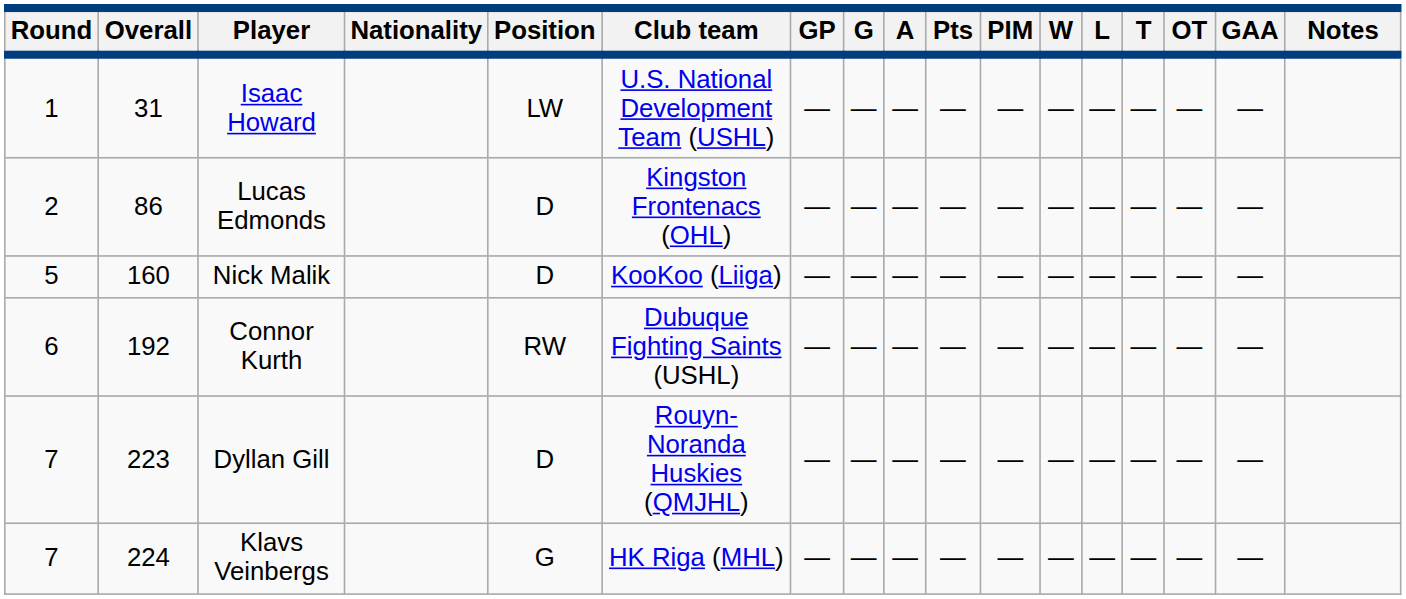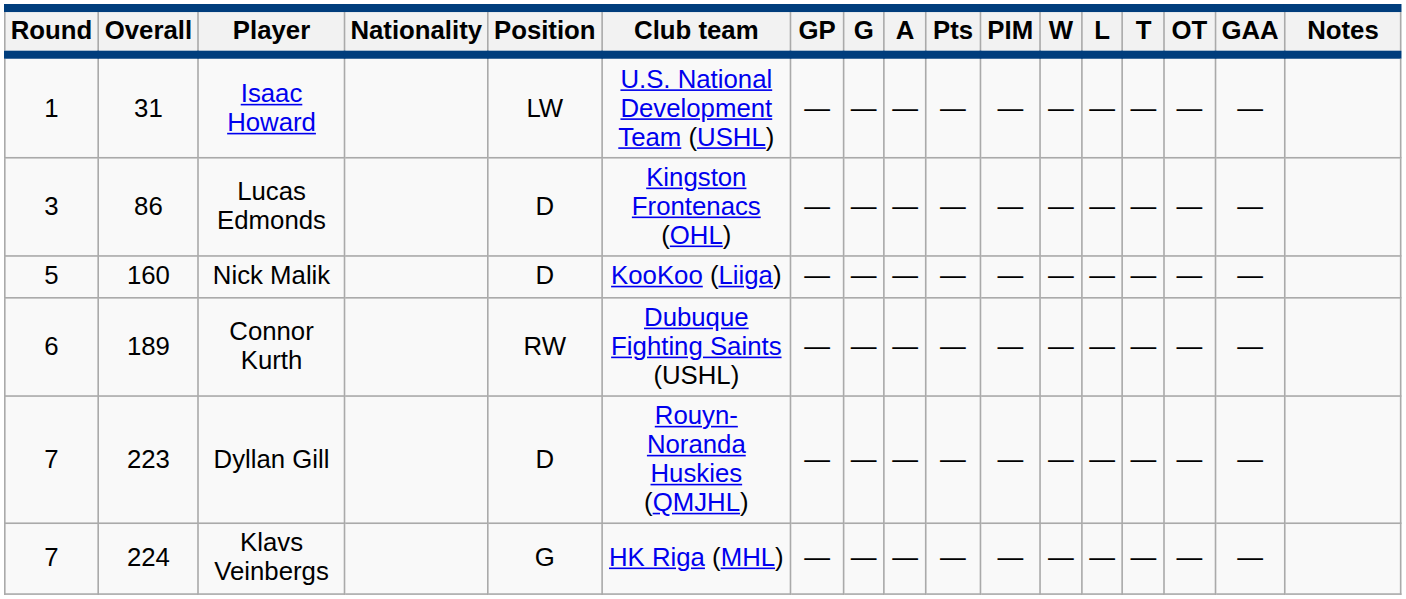(52, 206) 2 -> (52, 206) 3
(148, 346) 192 -> (148, 346) 189
